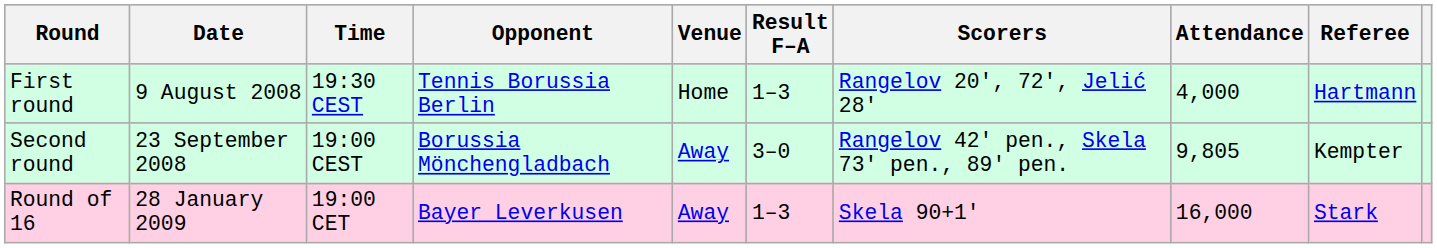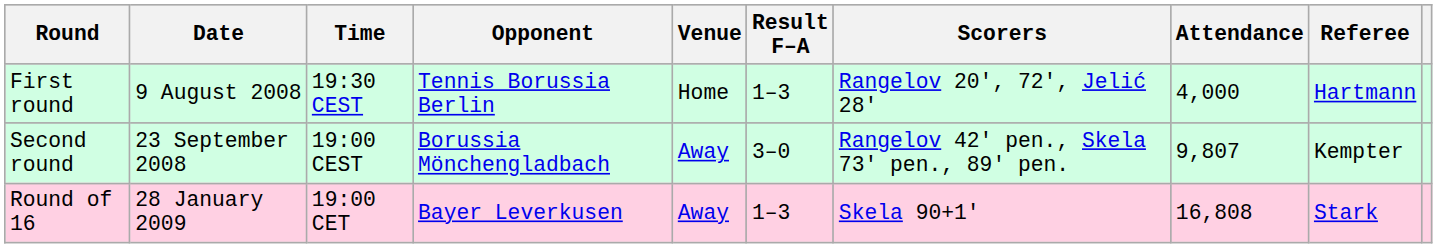(1208, 153) 9,805 -> (1208, 153) 9,807
(1214, 213) 16,000 -> (1214, 213) 16,808
